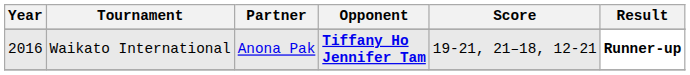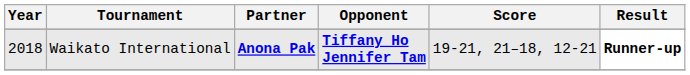(25, 49) 2016 -> (25, 49) 2018
(277, 49) normal -> (277, 49) bold
